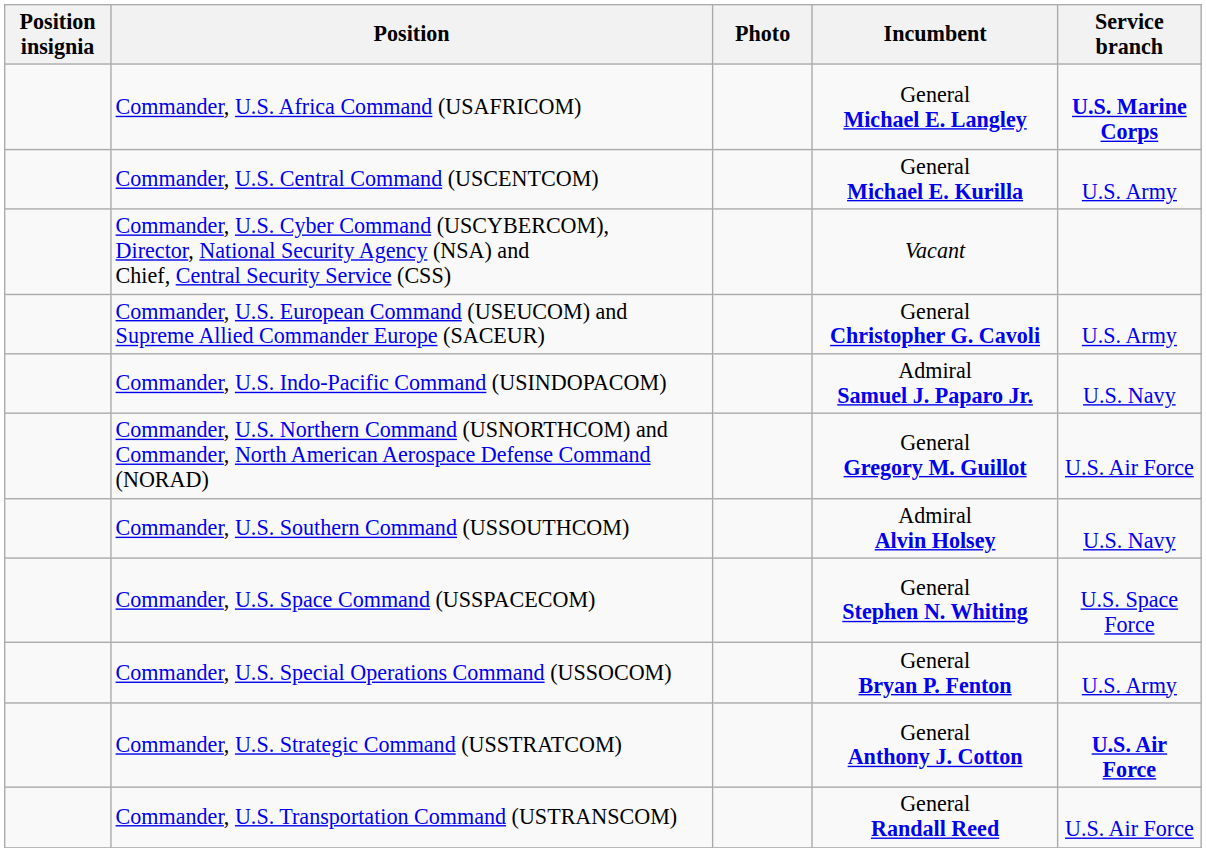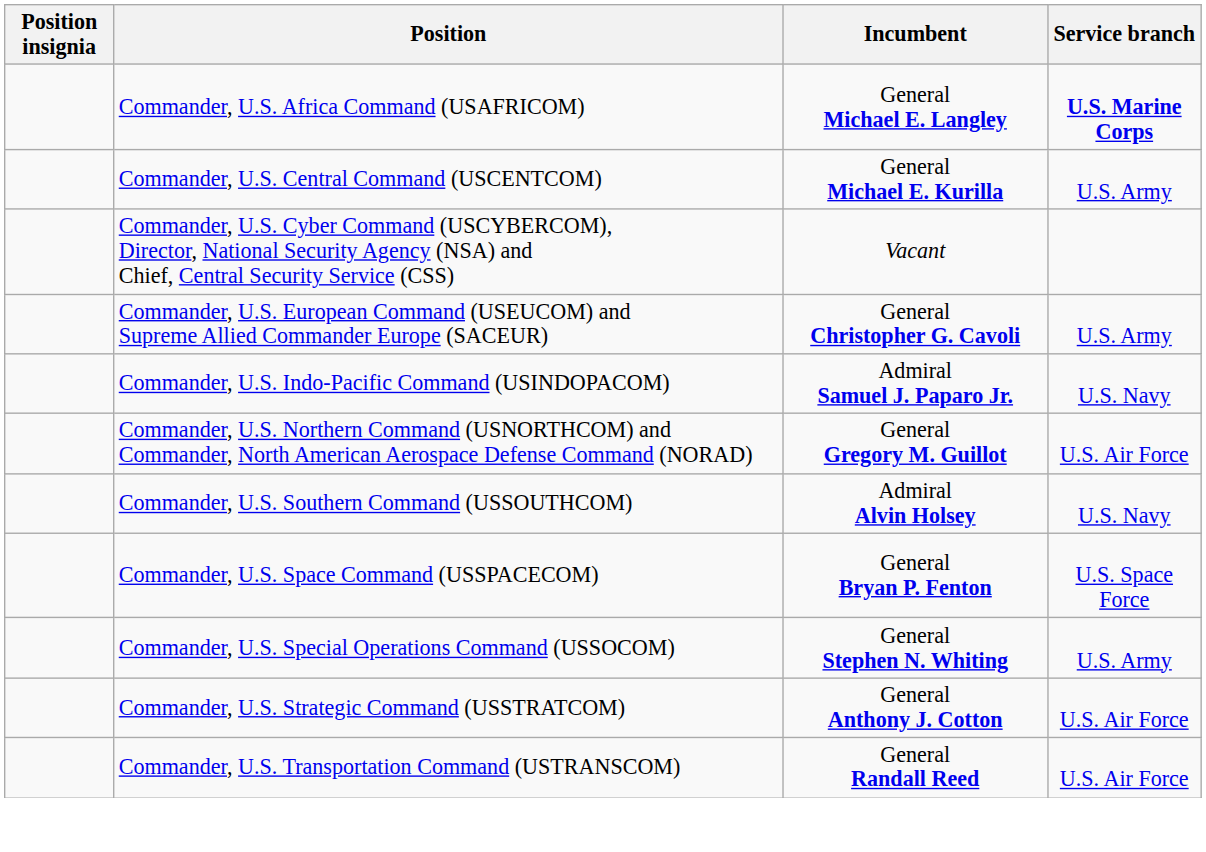- column: (763, 34)
(935, 600) General Stephen N. Whiting -> (915, 575) General Bryan P. Fenton
(935, 672) General Bryan P. Fenton -> (915, 647) General Stephen N. Whiting
(1129, 757) bold -> (1124, 719) normal
